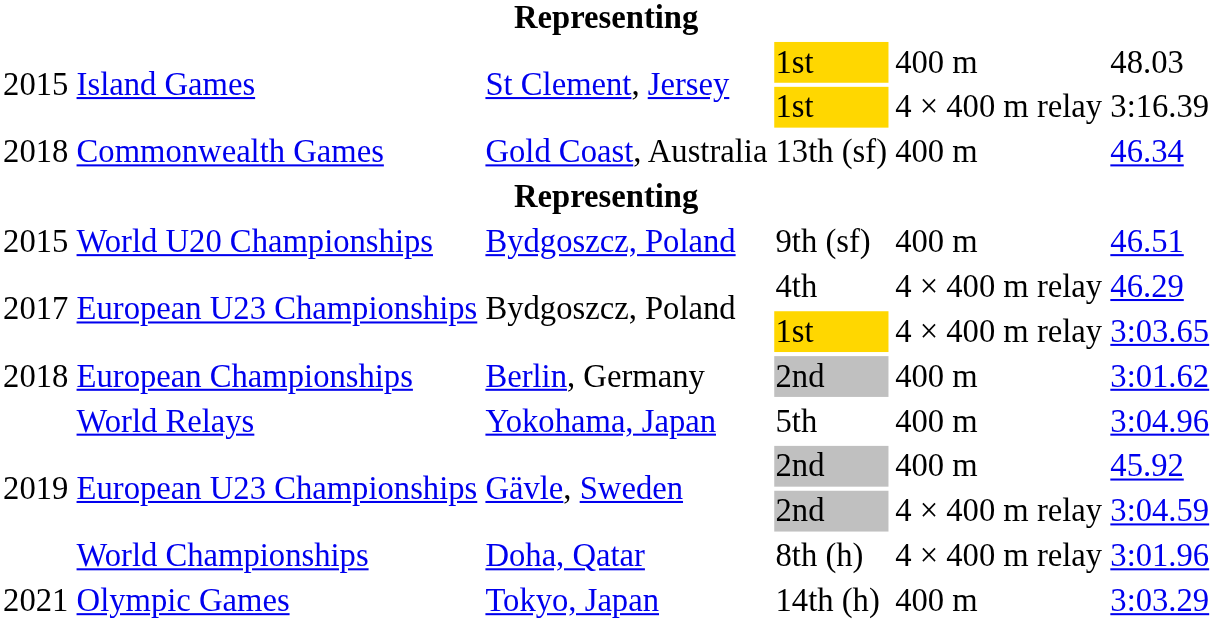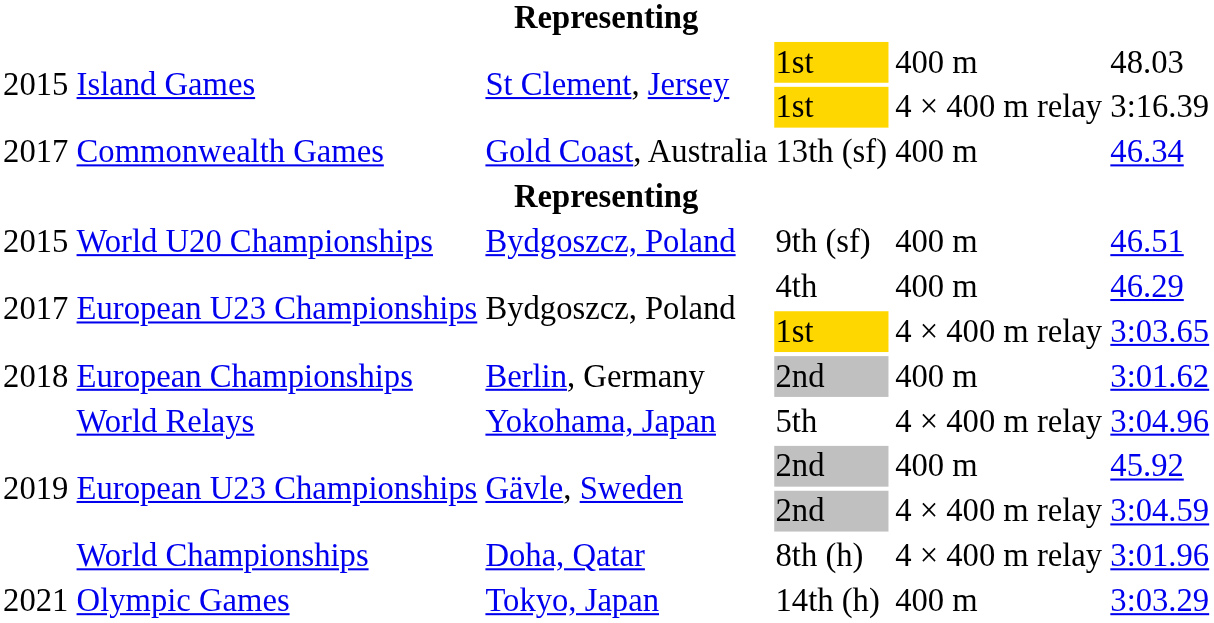(36, 151) 2018 -> (36, 151) 2017
(999, 286) 4 × 400 m relay -> (936, 286) 400 m
(936, 420) 400 m -> (999, 420) 4 × 400 m relay
